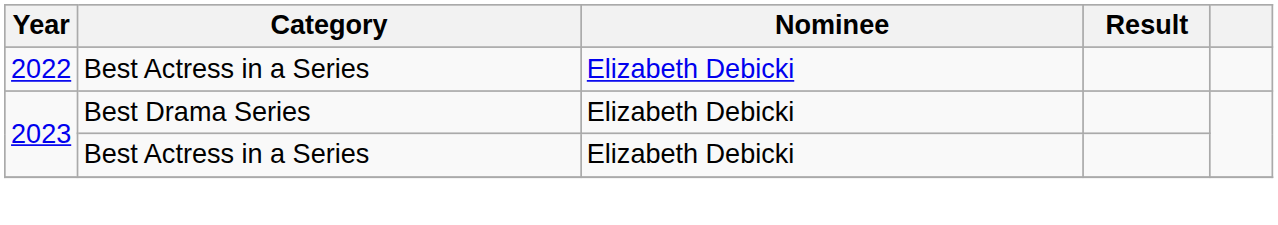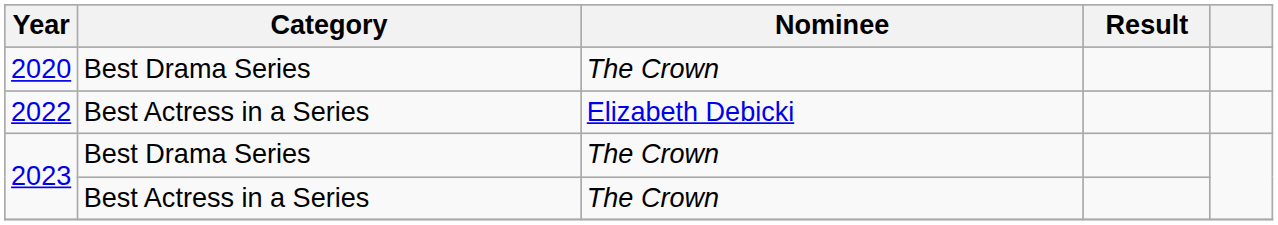+ row: (41, 68)
(691, 111) Elizabeth Debicki -> (653, 154) The Crown
(691, 154) Elizabeth Debicki -> (653, 197) The Crown
